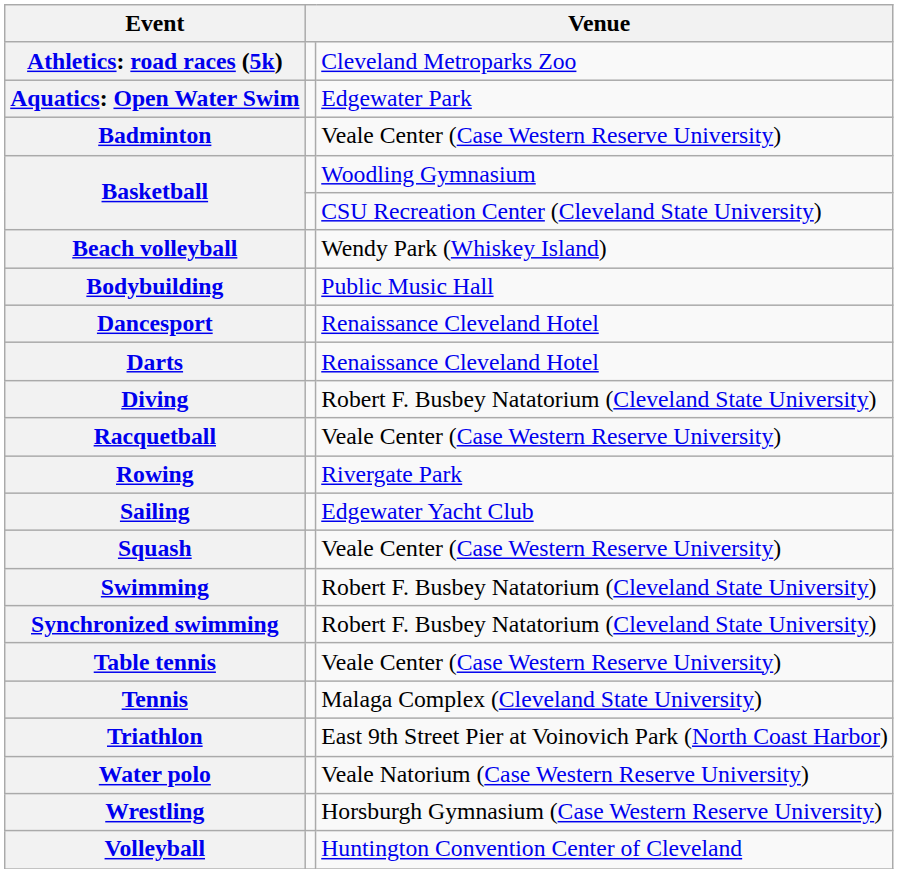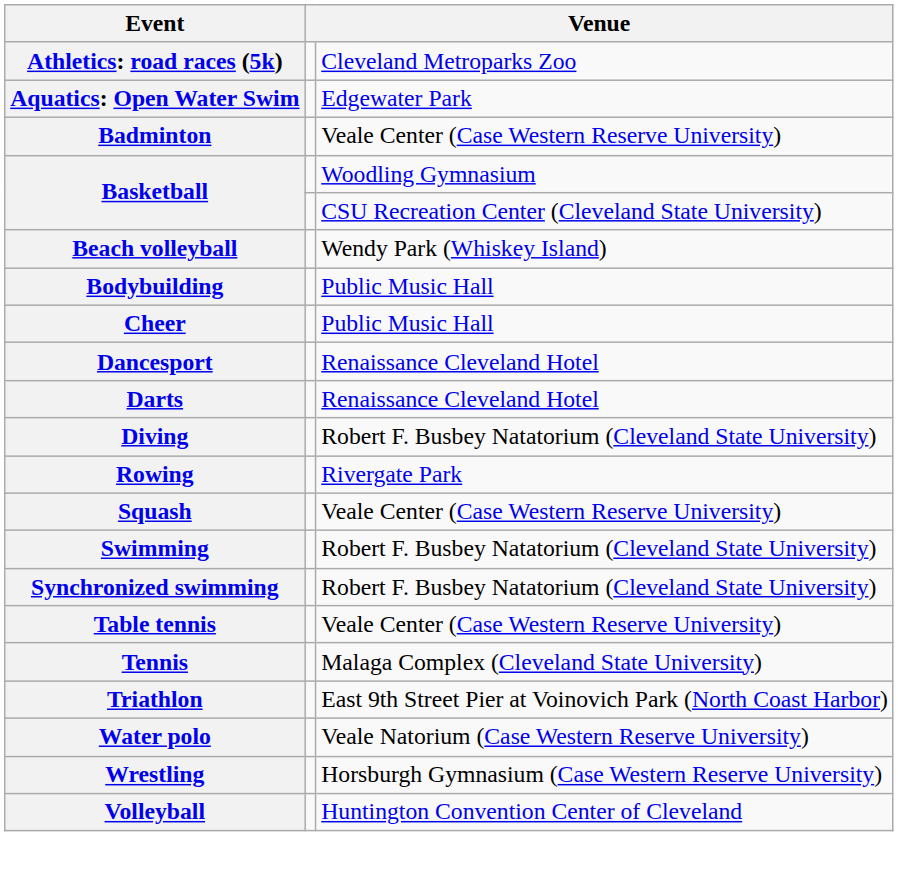+ row: (155, 323)
- row: (155, 436)
- row: (155, 511)
